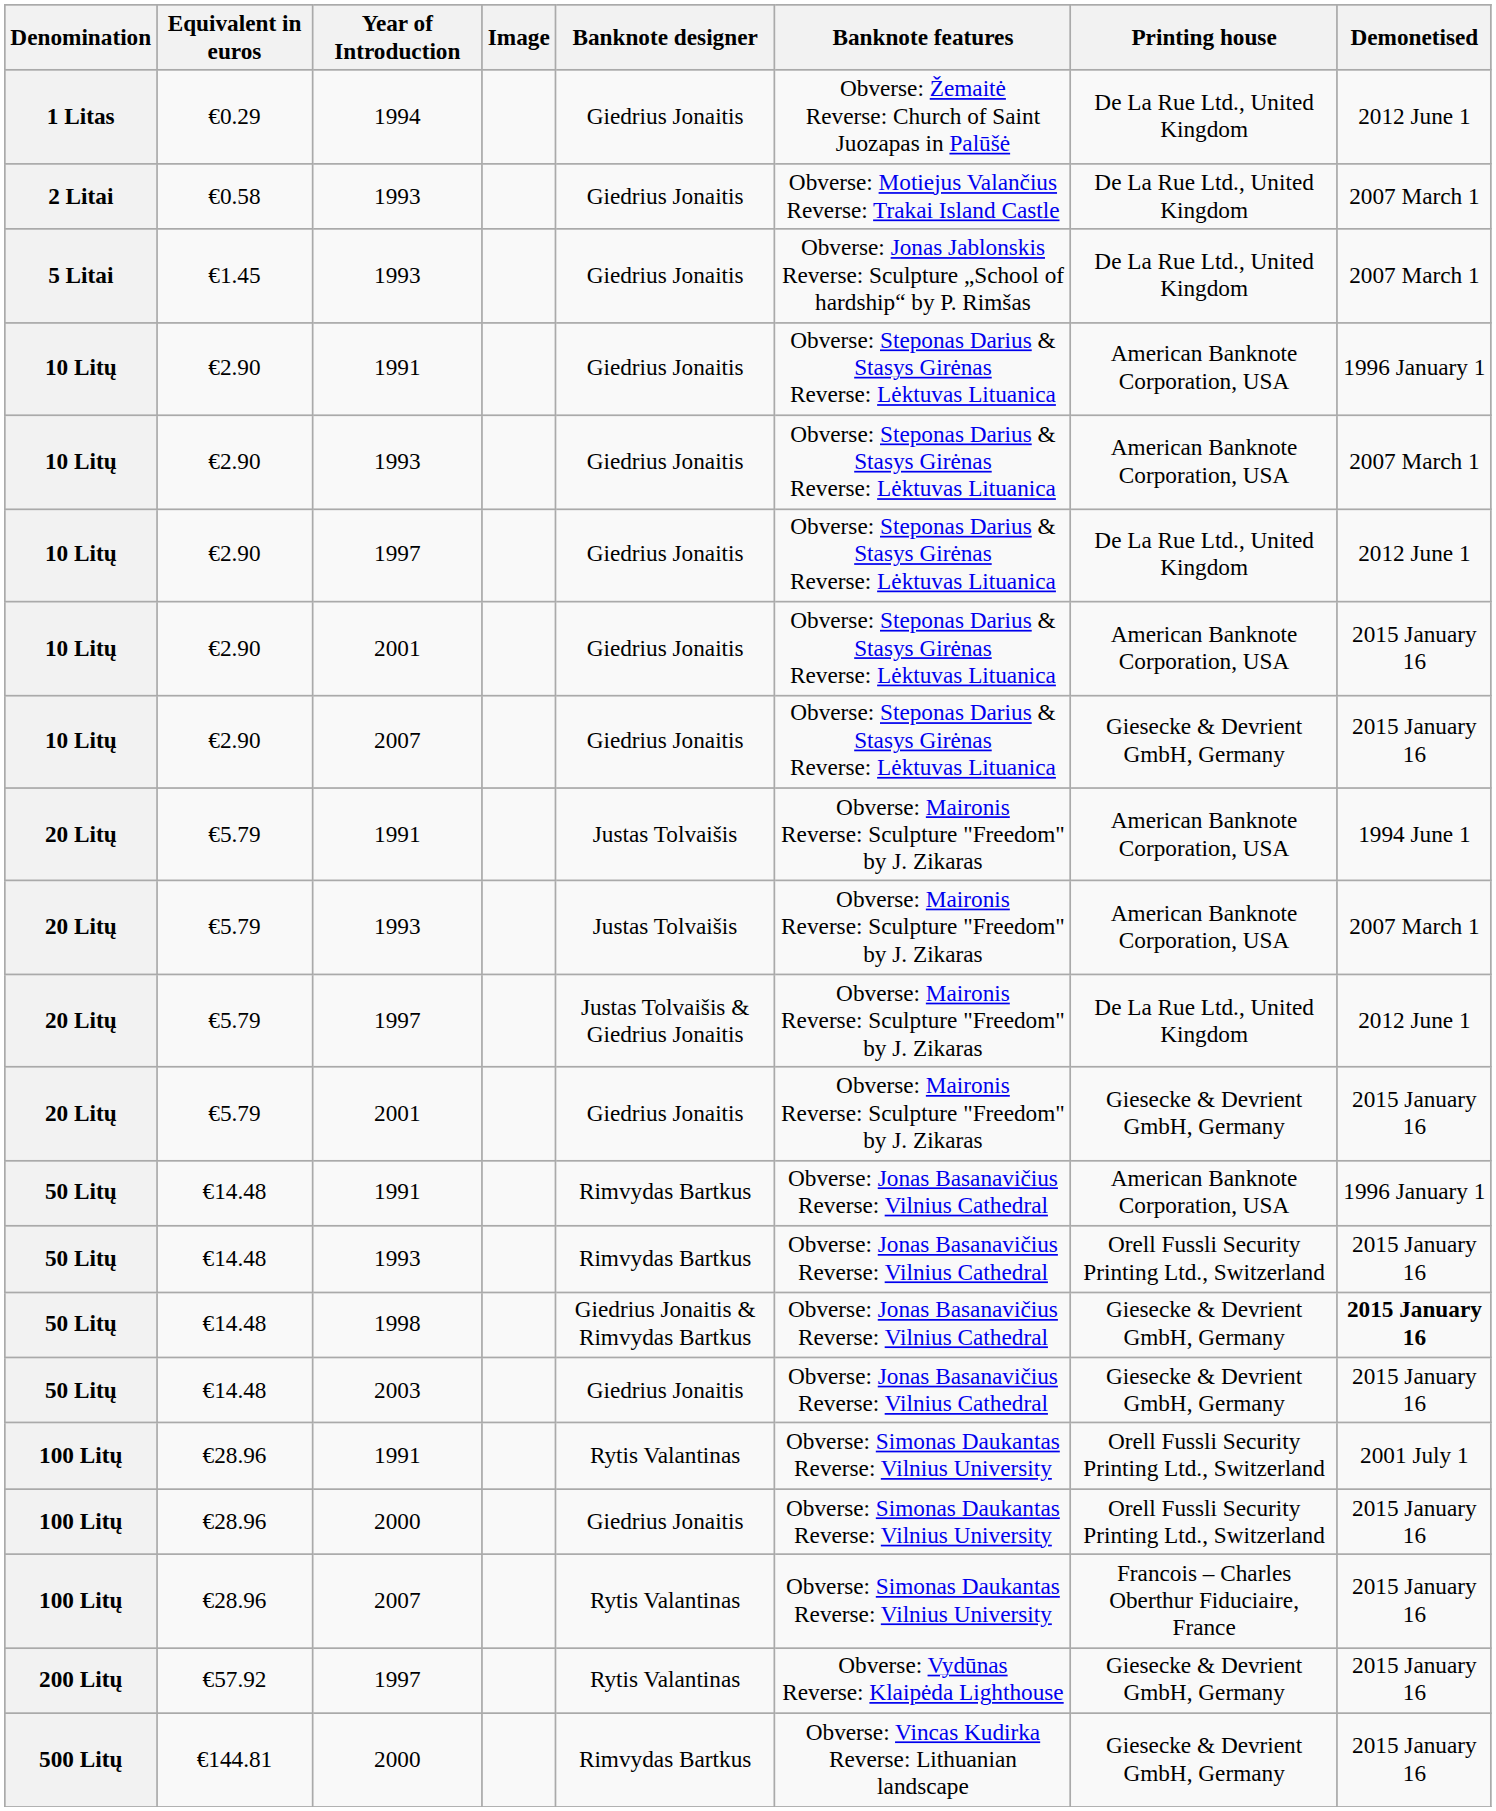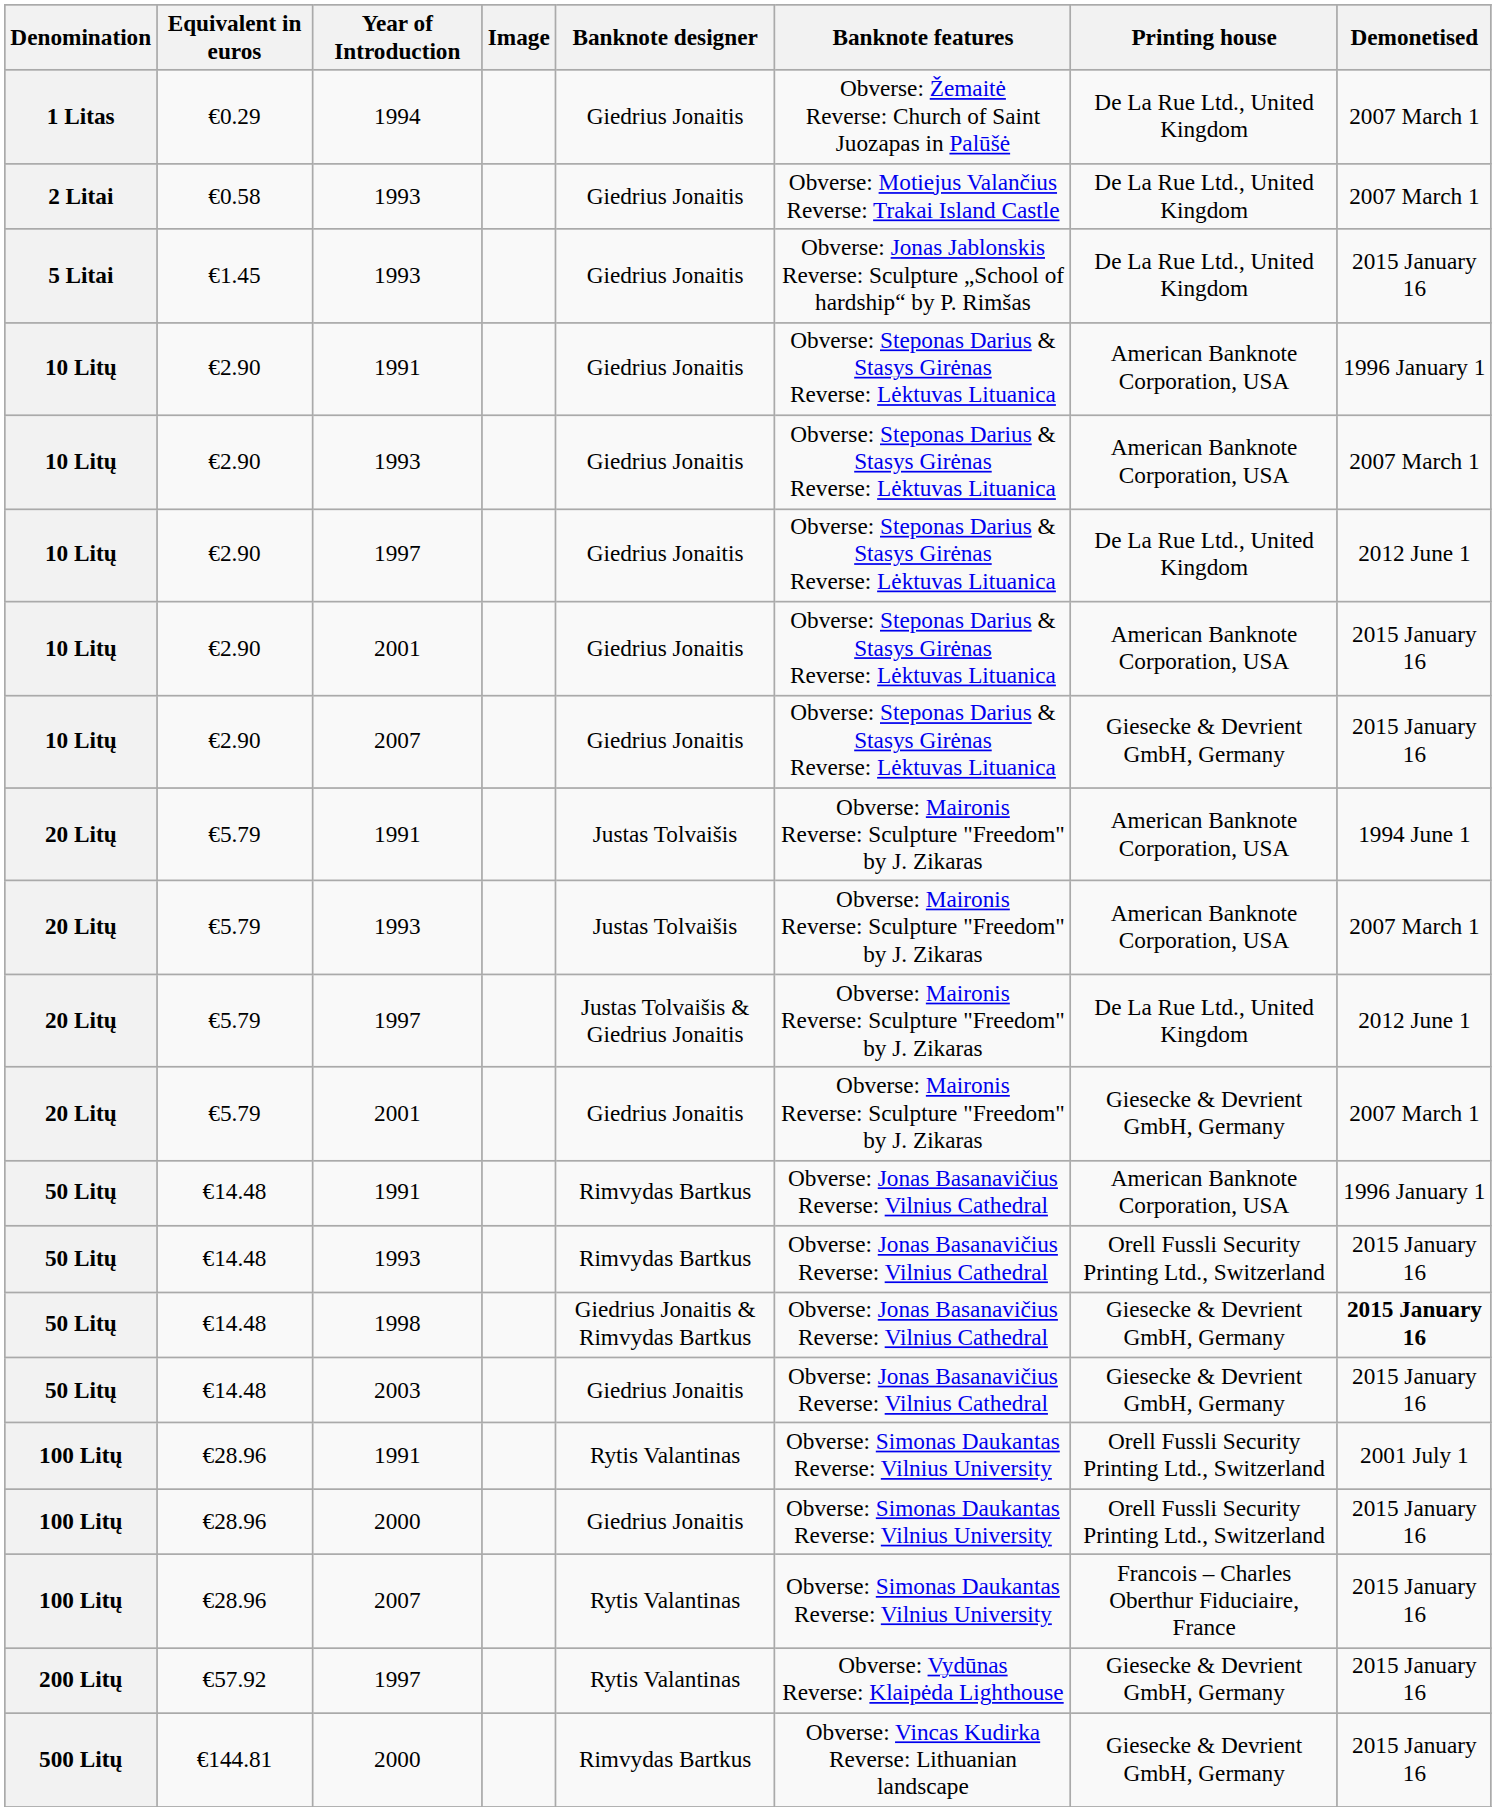(1414, 116) 2012 June 1 -> (1414, 116) 2007 March 1
(1414, 275) 2007 March 1 -> (1414, 275) 2015 January 16
(1414, 1112) 2015 January 16 -> (1414, 1112) 2007 March 1
